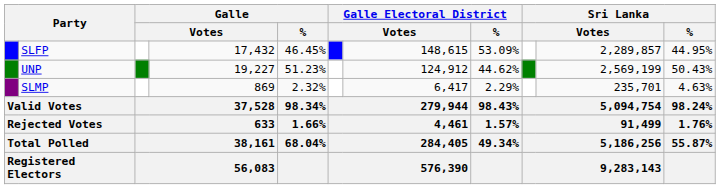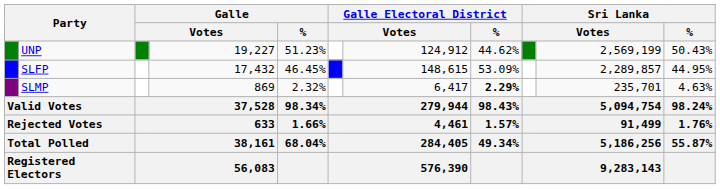rows swapped: (31, 69) <-> (35, 51)
(502, 87) normal -> (502, 87) bold
